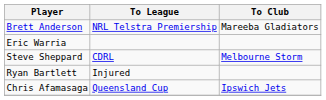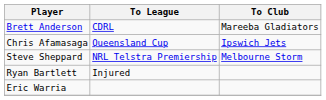(155, 27) NRL Telstra Premiership -> (103, 27) CDRL
rows swapped: (47, 87) <-> (36, 42)
(103, 57) CDRL -> (155, 57) NRL Telstra Premiership
